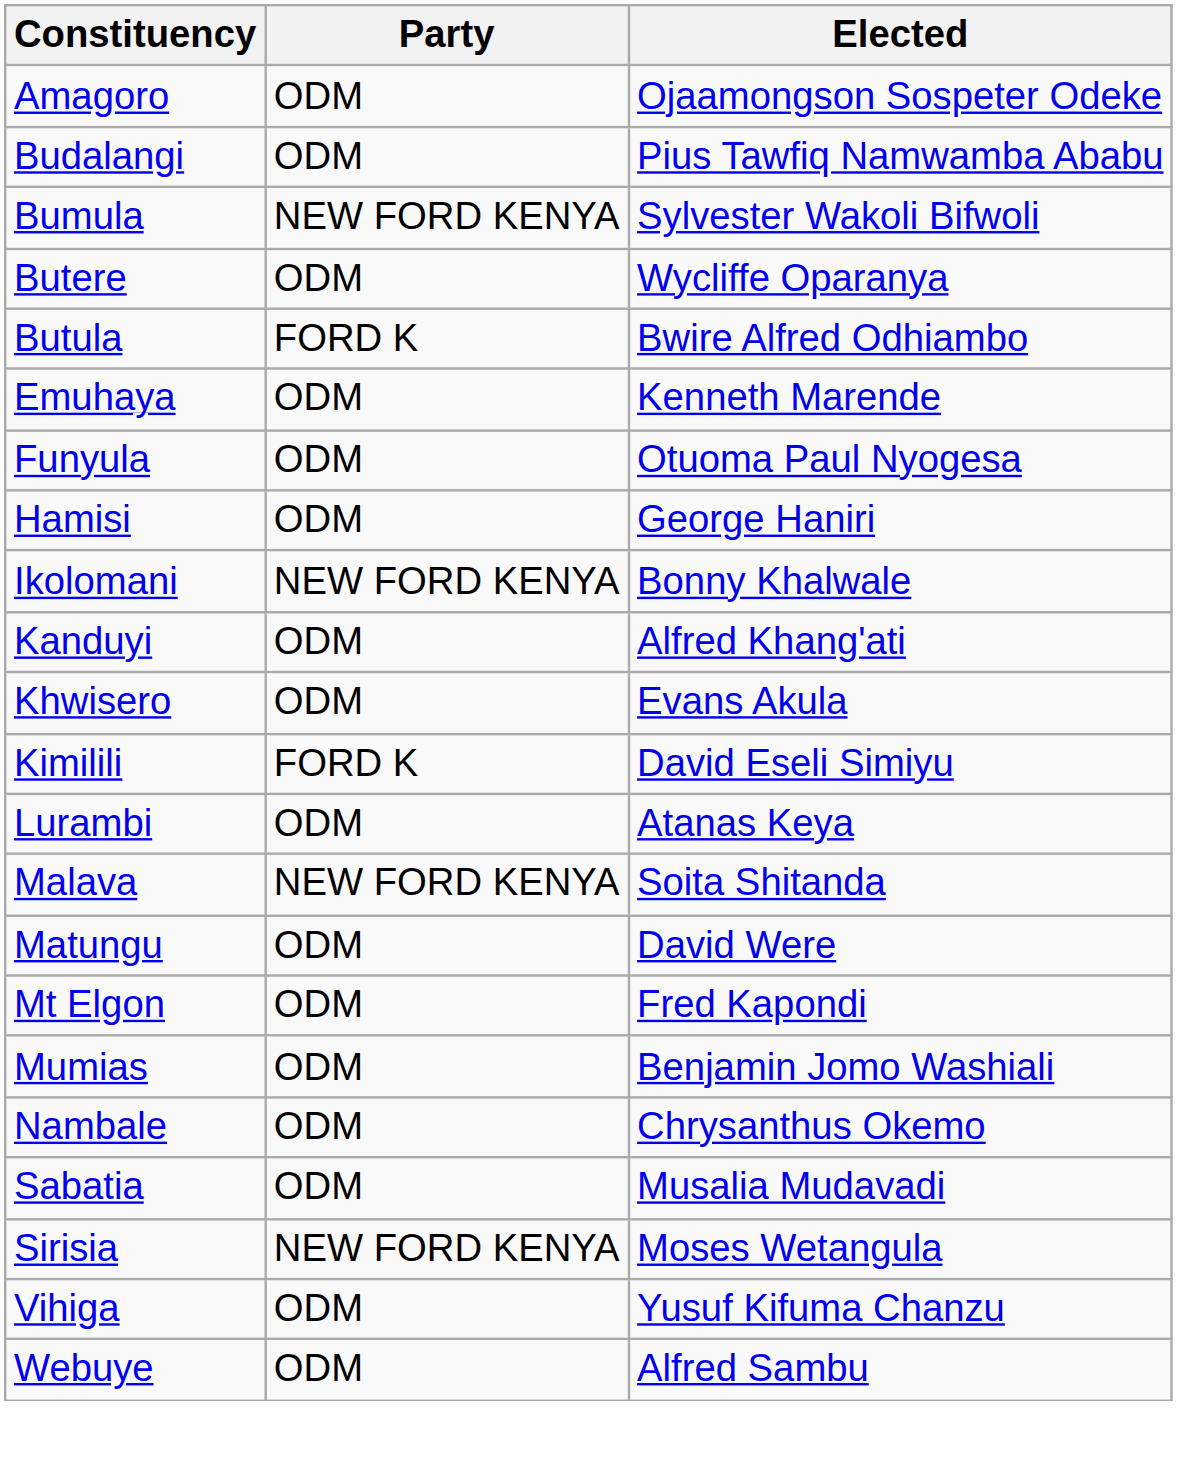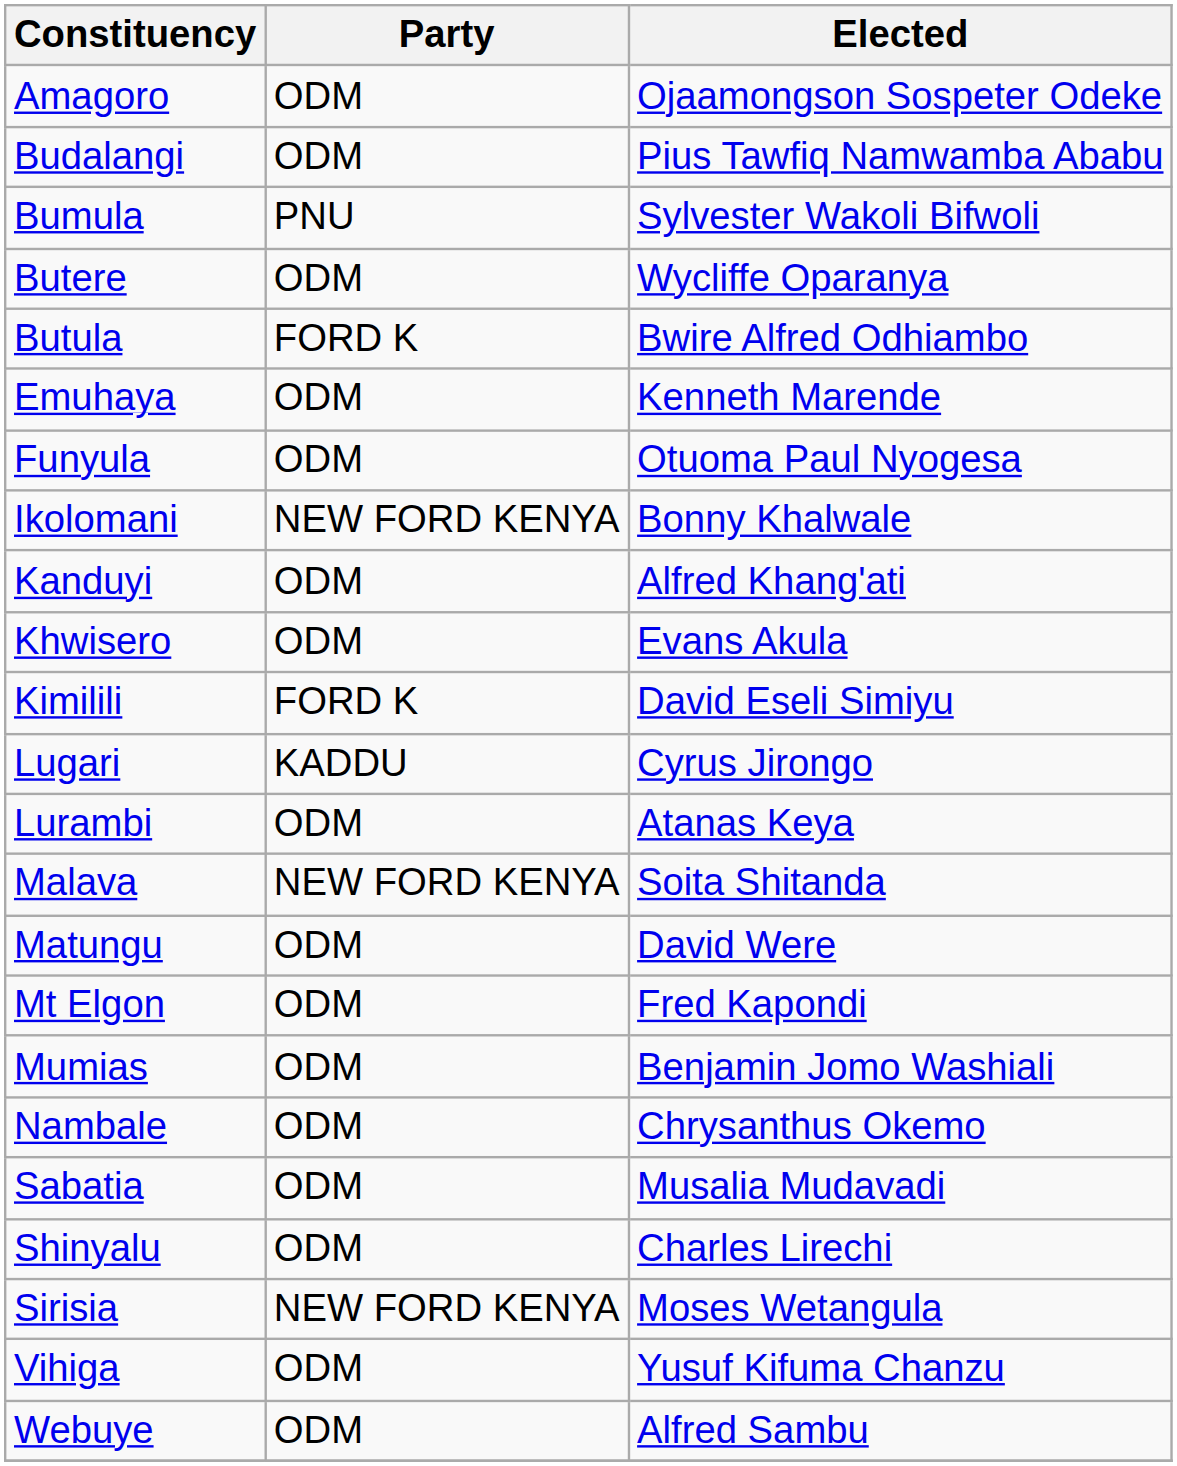(447, 216) NEW FORD KENYA -> (314, 216) PNU
- row: (72, 519)
+ row: (67, 762)
+ row: (87, 1247)
